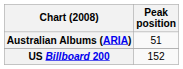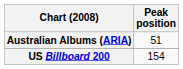(156, 56) 152 -> (156, 56) 154
